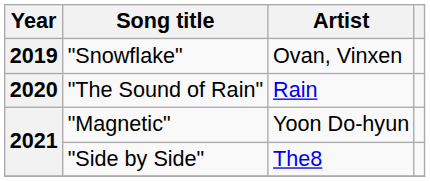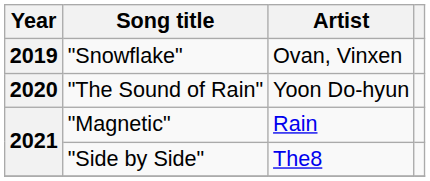(295, 90) Rain -> (341, 90) Yoon Do-hyun
(341, 124) Yoon Do-hyun -> (295, 124) Rain
